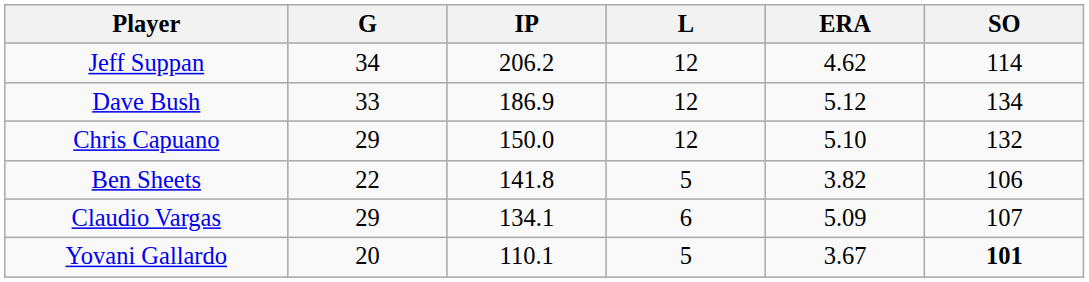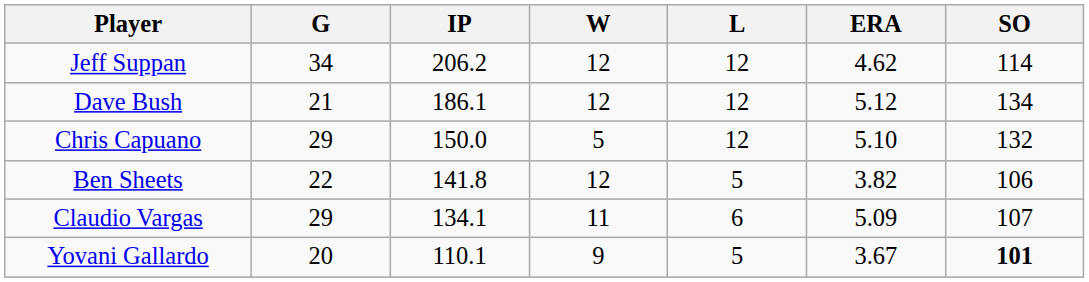+ column: (598, 23)
(367, 101) 33 -> (321, 101) 21
(527, 101) 186.9 -> (460, 101) 186.1
